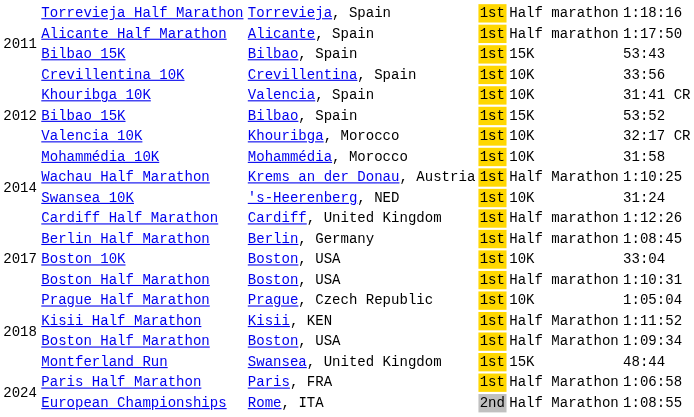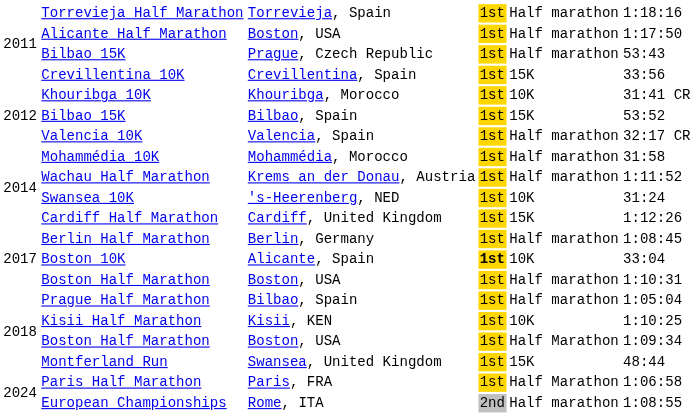(311, 34) Alicante, Spain -> (294, 34) Boston, USA
(303, 54) Bilbao, Spain -> (340, 54) Prague, Czech Republic
(522, 54) 15K -> (564, 54) Half marathon
(522, 75) 10K -> (522, 75) 15K
(311, 95) Valencia, Spain -> (324, 95) Khouribga, Morocco
(324, 136) Khouribga, Morocco -> (311, 136) Valencia, Spain
(522, 136) 10K -> (564, 136) Half marathon
(522, 157) 10K -> (564, 157) Half marathon
(564, 178) Half Marathon -> (564, 178) Half marathon
(653, 178) 1:10:25 -> (653, 178) 1:11:52
(564, 219) Half marathon -> (522, 219) 15K
(294, 260) Boston, USA -> (311, 260) Alicante, Spain
(492, 260) normal -> (492, 260) bold
(340, 301) Prague, Czech Republic -> (303, 301) Bilbao, Spain
(522, 301) 10K -> (564, 301) Half marathon
(564, 321) Half Marathon -> (522, 321) 10K
(653, 321) 1:11:52 -> (653, 321) 1:10:25
(564, 403) Half Marathon -> (564, 403) Half marathon
